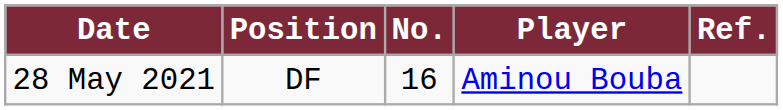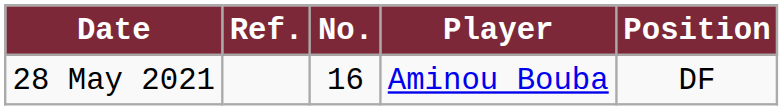columns swapped: (303, 30) <-> (734, 30)
